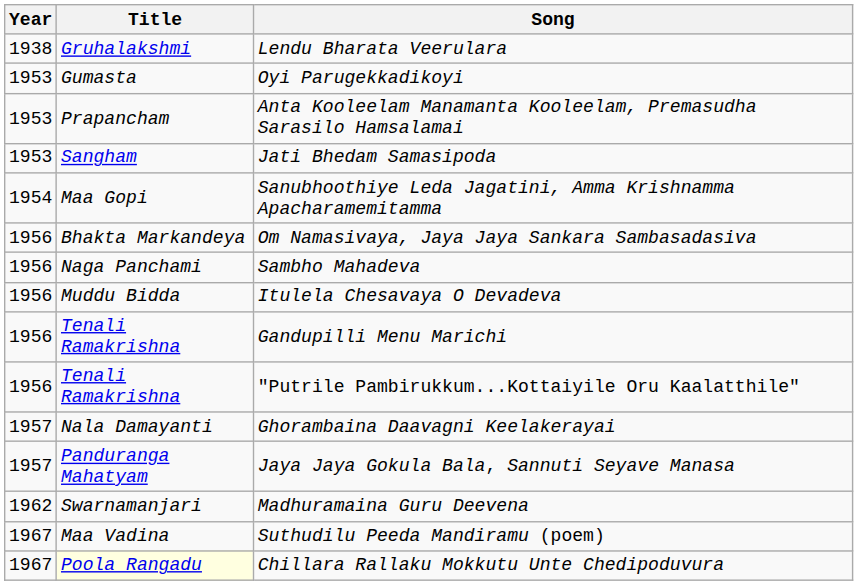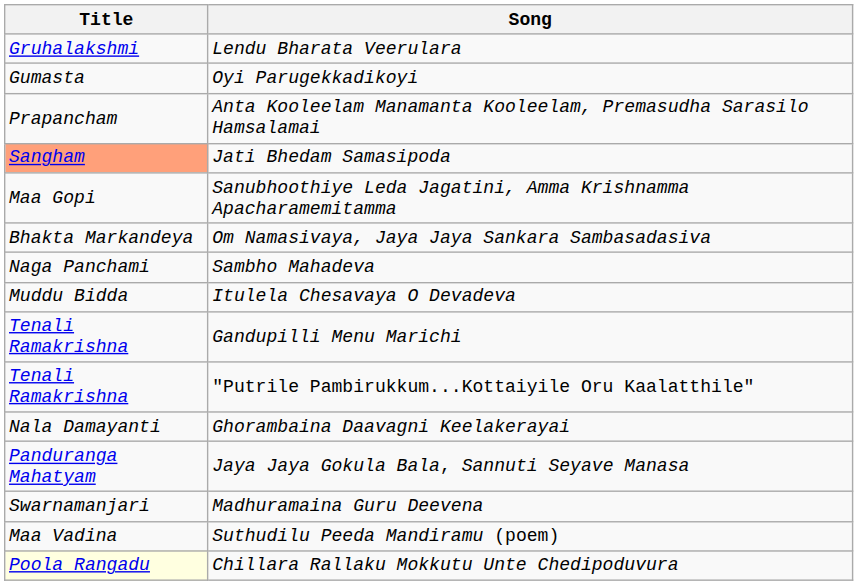- column: (31, 19)
(99, 158) no background -> (47, 158) lightsalmon background
